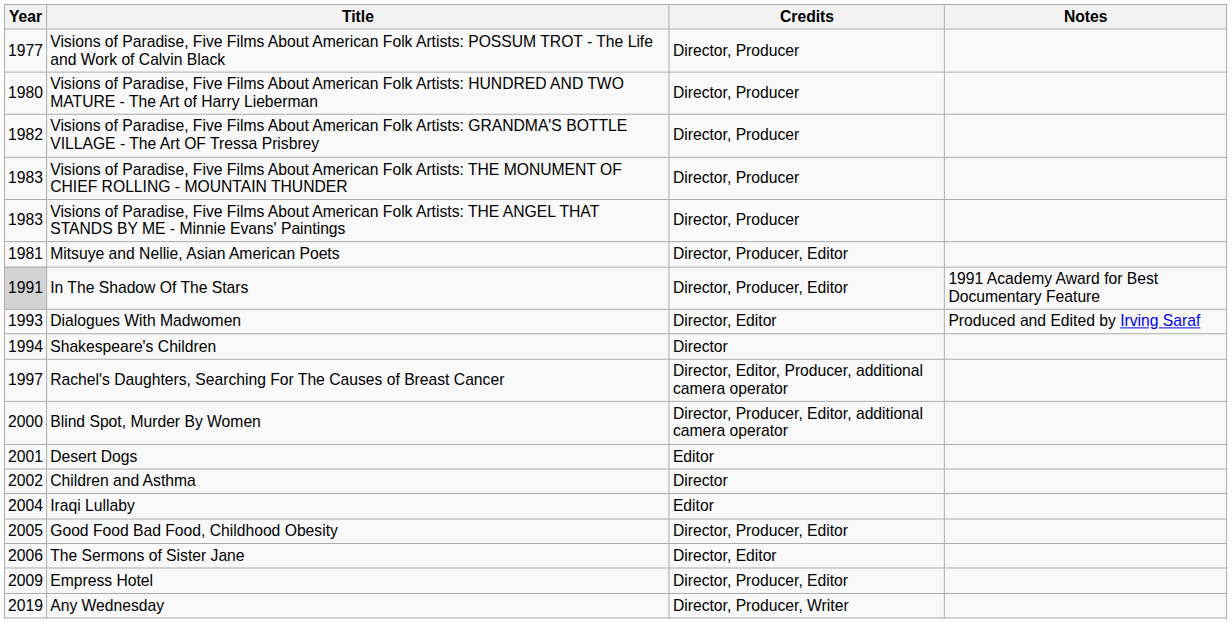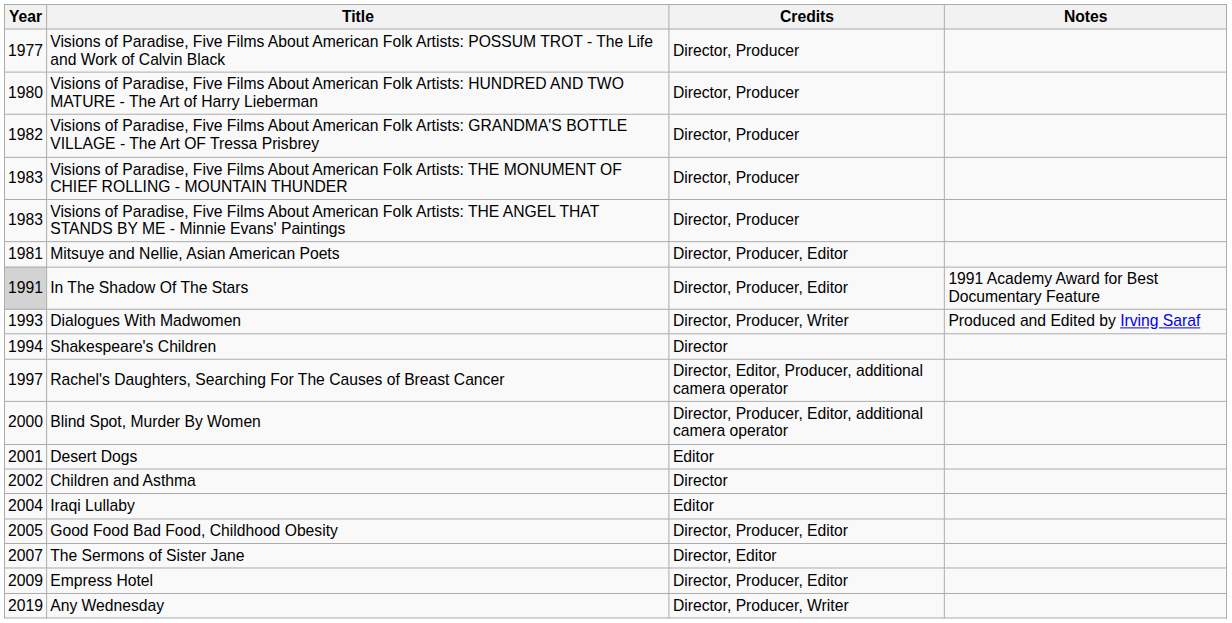(725, 321) Director, Editor -> (761, 321) Director, Producer, Writer
(26, 555) 2006 -> (26, 555) 2007
